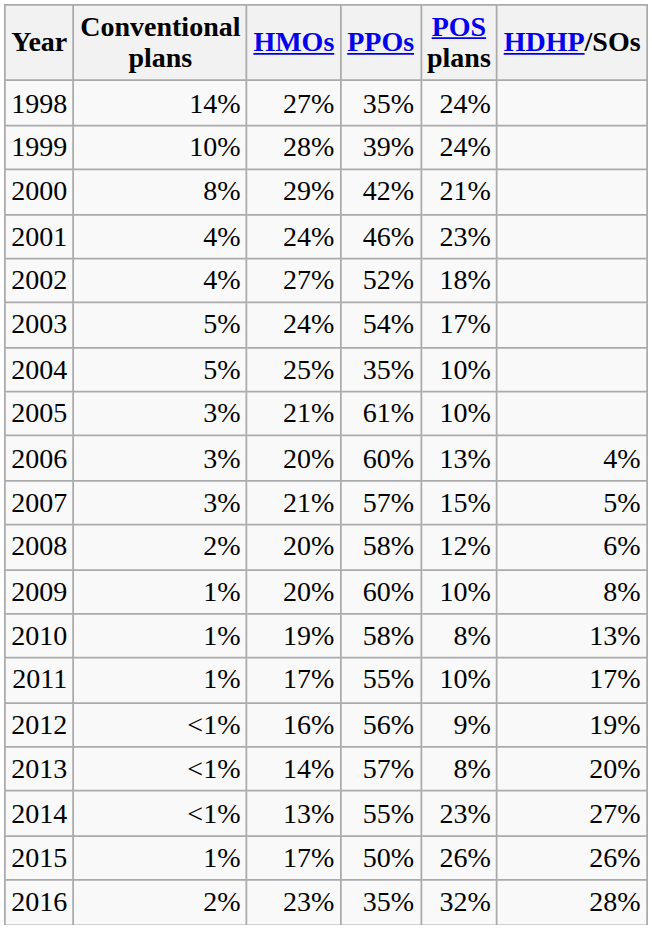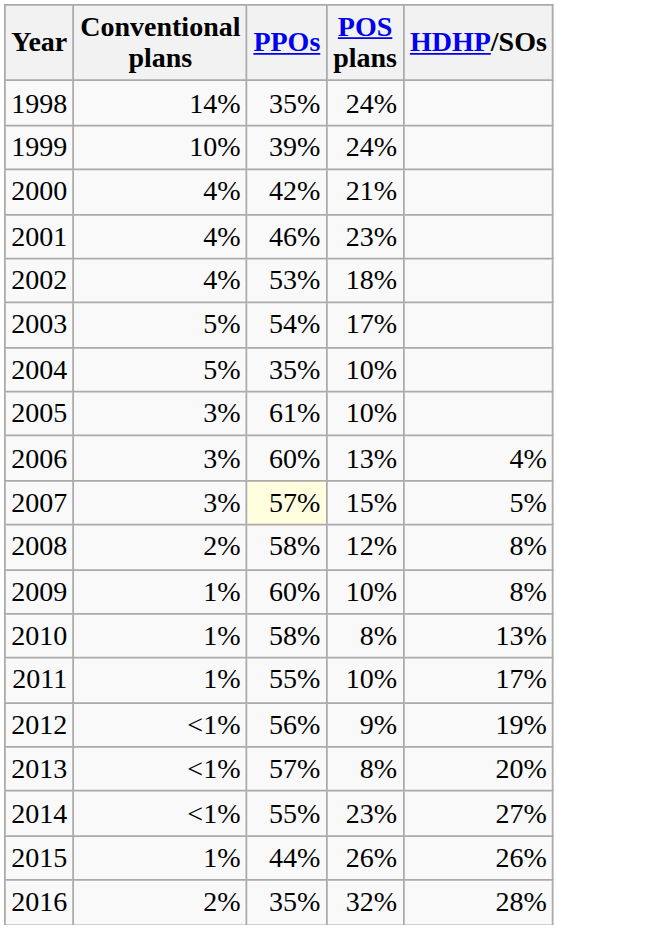- column: (294, 42)
(222, 191) 8% -> (222, 191) 4%
(388, 280) 52% -> (295, 280) 53%
(388, 502) no background -> (295, 502) lightyellow background
(622, 546) 6% -> (528, 546) 8%
(388, 857) 50% -> (295, 857) 44%
